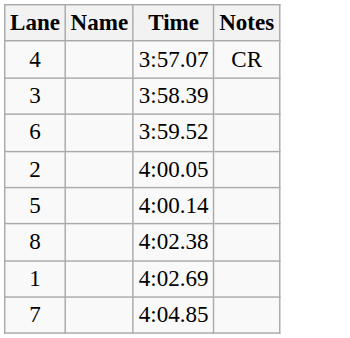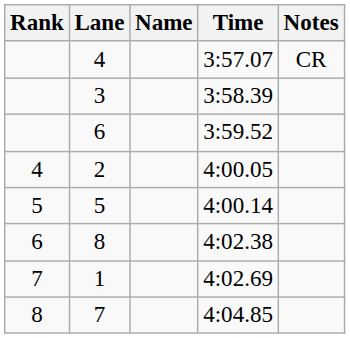+ column: (37, 22)
